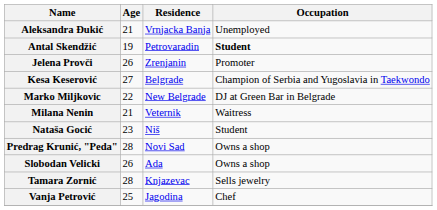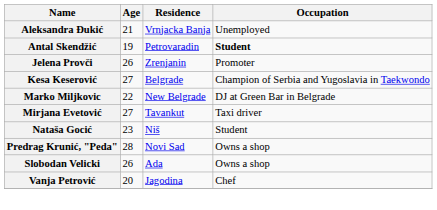- row: (62, 113)
+ row: (62, 113)
- row: (62, 180)
(128, 197) 25 -> (128, 180) 20
